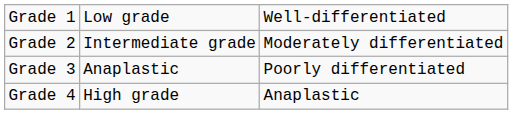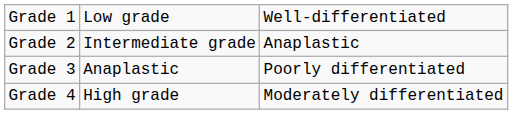(384, 44) Moderately differentiated -> (312, 44) Anaplastic
(312, 96) Anaplastic -> (384, 96) Moderately differentiated
